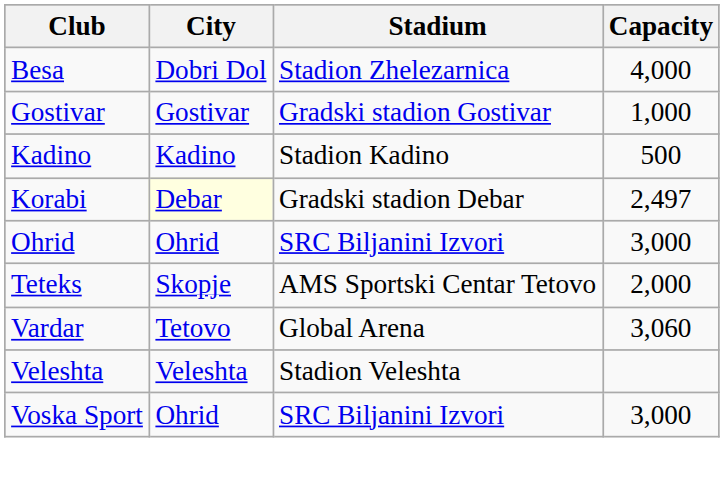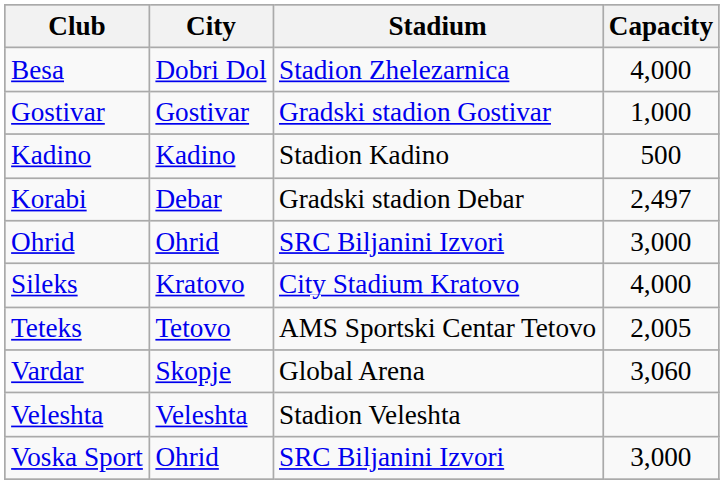(189, 198) lightyellow background -> (189, 198) no background
+ row: (44, 284)
(193, 284) Skopje -> (193, 328) Tetovo
(661, 284) 2,000 -> (661, 328) 2,005
(193, 328) Tetovo -> (193, 371) Skopje
